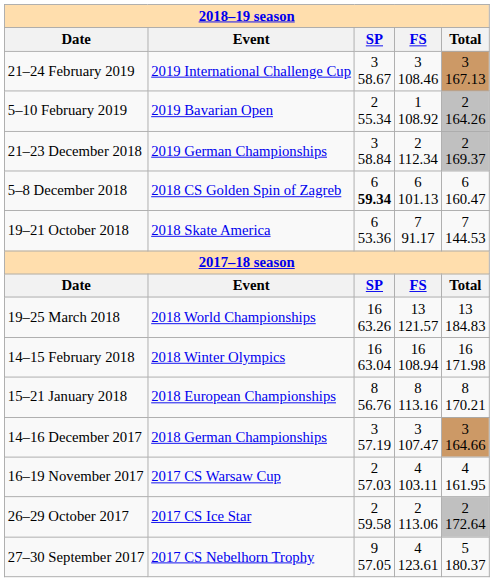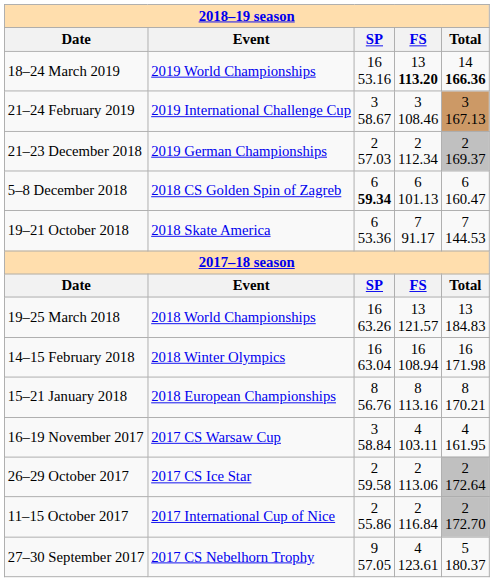+ row: (64, 71)
- row: (68, 111)
(374, 150) 3 58.84 -> (374, 150) 2 57.03
- row: (75, 437)
(374, 476) 2 57.03 -> (374, 437) 3 58.84
+ row: (68, 516)
